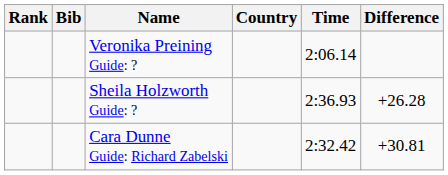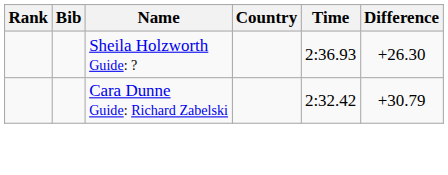- row: (151, 54)
(402, 100) +26.28 -> (402, 54) +26.30
(402, 146) +30.81 -> (402, 100) +30.79
